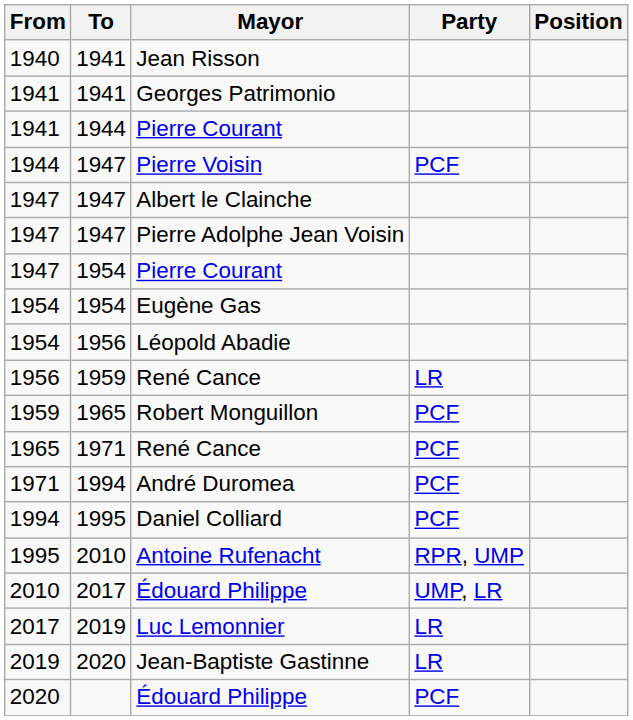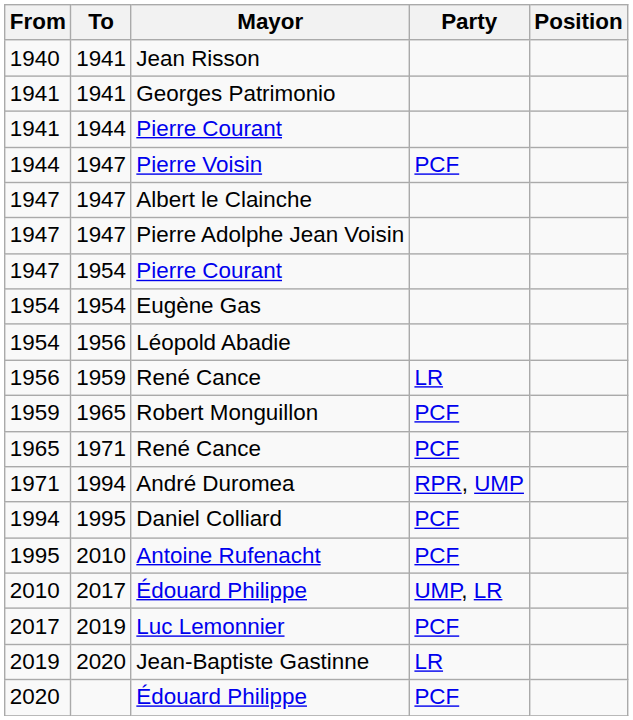(437, 484) PCF -> (469, 484) RPR, UMP
(469, 555) RPR, UMP -> (437, 555) PCF
(429, 626) LR -> (437, 626) PCF
